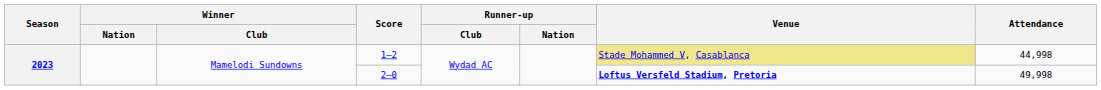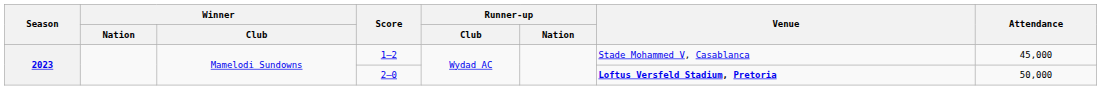(674, 55) khaki background -> (674, 55) no background
(1036, 55) 44,998 -> (1036, 55) 45,000
(1036, 75) 49,998 -> (1036, 75) 50,000
